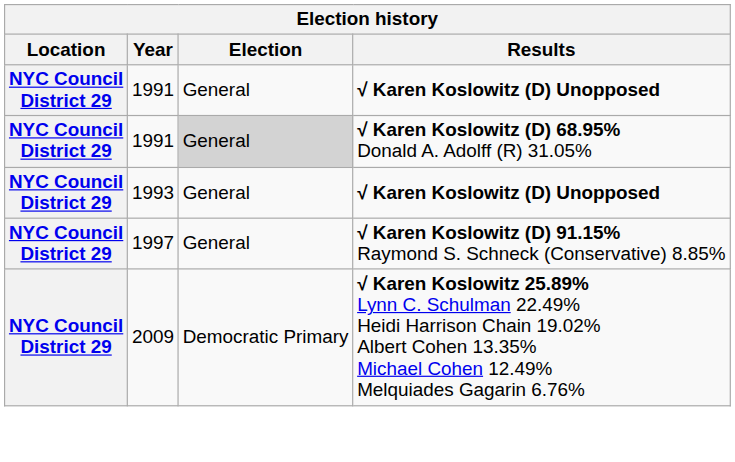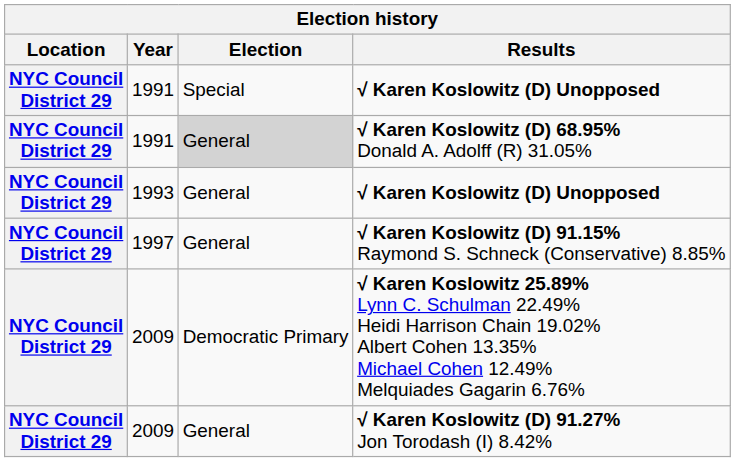(216, 89) General -> (214, 89) Special
+ row: (153, 430)
